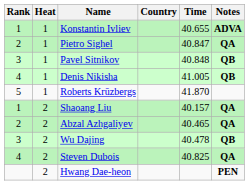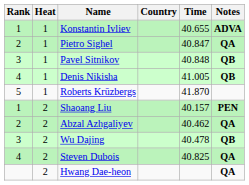(228, 108) QA -> (228, 108) PEN
(195, 124) 40.465 -> (195, 124) 40.462
(228, 172) PEN -> (228, 172) QA
